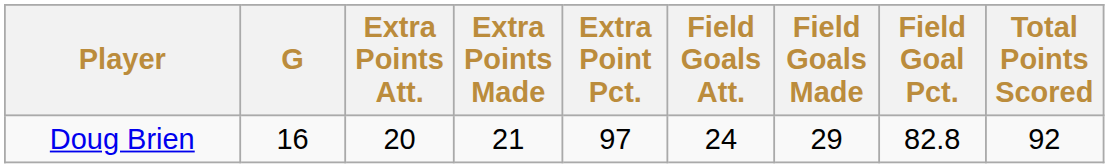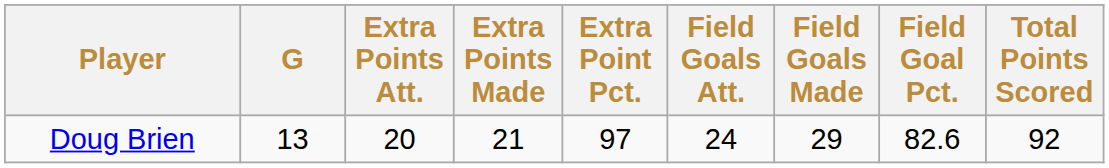(293, 138) 16 -> (293, 138) 13
(932, 138) 82.8 -> (932, 138) 82.6
